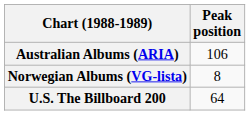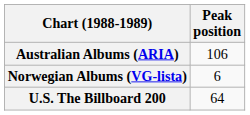(217, 76) 8 -> (217, 76) 6
